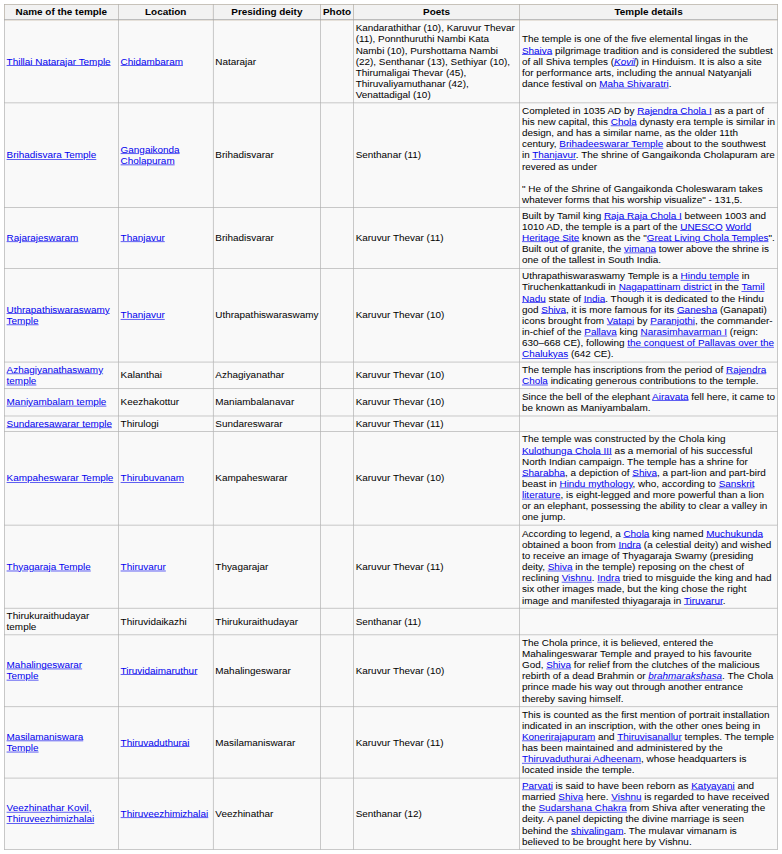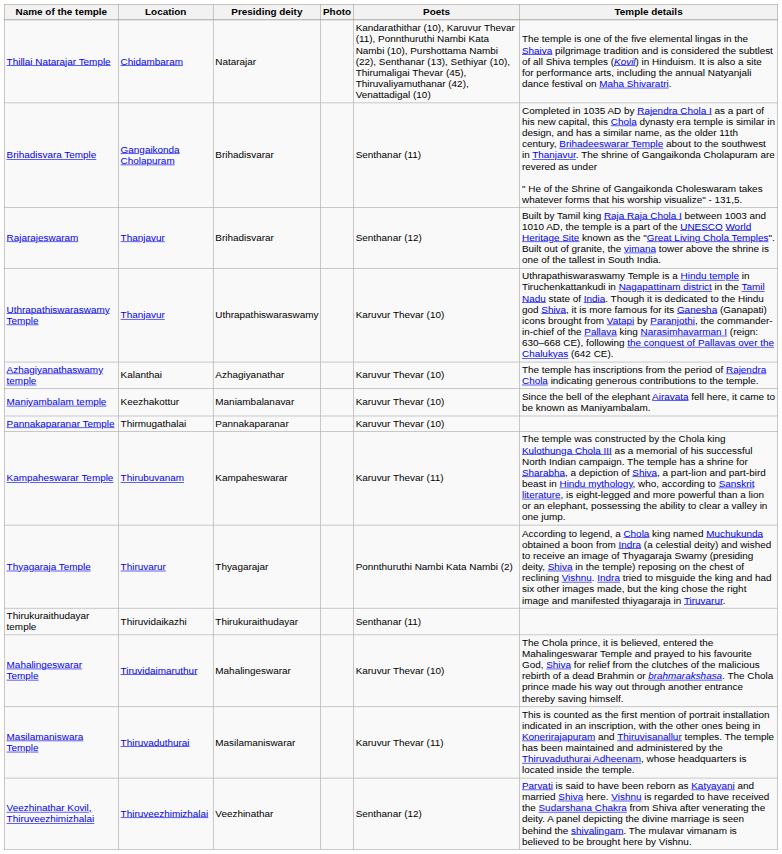(400, 238) Karuvur Thevar (11) -> (389, 238) Senthanar (12)
- row: (59, 423)
+ row: (61, 423)
(400, 478) Karuvur Thevar (10) -> (400, 478) Karuvur Thevar (11)
(400, 566) Karuvur Thevar (11) -> (434, 566) Ponnthuruthi Nambi Kata Nambi (2)
